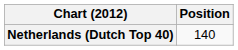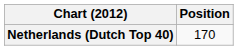(205, 34) 140 -> (205, 34) 170
